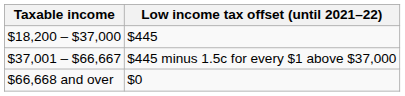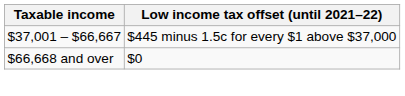- row: (64, 36)
